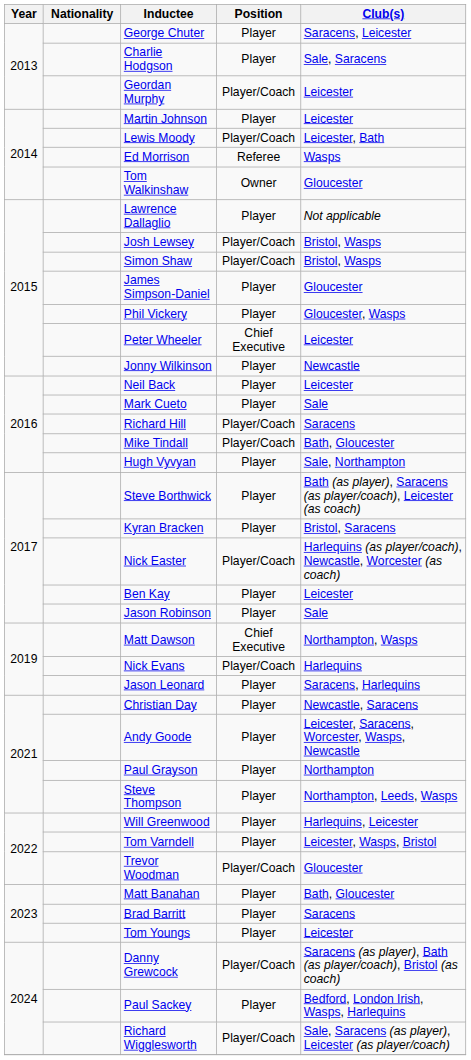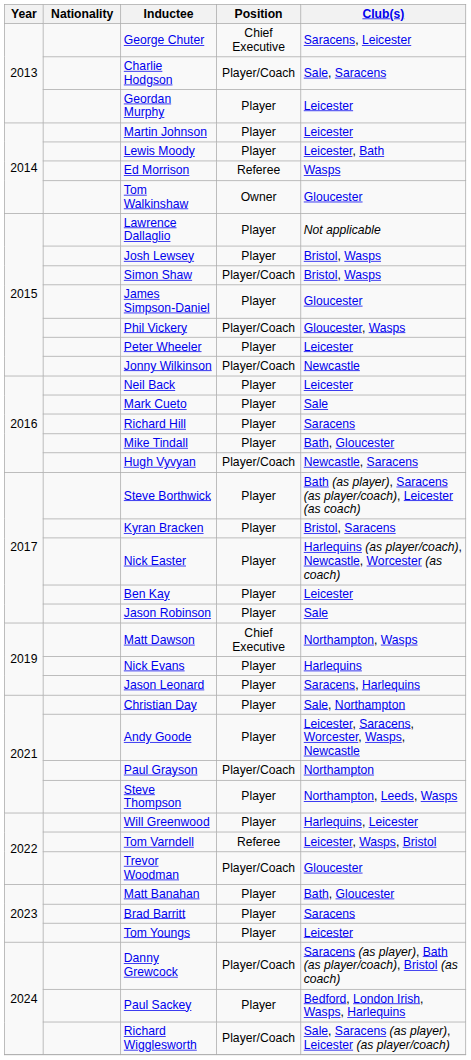(259, 33) Player -> (259, 40) Chief Executive
(259, 59) Player -> (259, 73) Player/Coach
(259, 92) Player/Coach -> (259, 106) Player
(259, 137) Player/Coach -> (259, 151) Player
(259, 242) Player/Coach -> (259, 256) Player
(259, 313) Player -> (259, 327) Player/Coach
(259, 340) Chief Executive -> (259, 346) Player
(259, 366) Player -> (259, 366) Player/Coach
(259, 424) Player/Coach -> (259, 424) Player
(259, 443) Player/Coach -> (259, 443) Player
(259, 462) Player -> (259, 462) Player/Coach
(354, 462) Sale, Northampton -> (361, 462) Newcastle, Saracens
(259, 561) Player/Coach -> (259, 561) Player
(259, 666) Player/Coach -> (259, 666) Player
(361, 704) Newcastle, Saracens -> (354, 704) Sale, Northampton
(259, 770) Player -> (259, 770) Player/Coach
(259, 842) Player -> (259, 842) Referee
